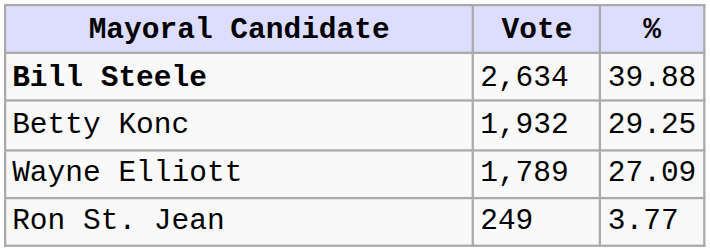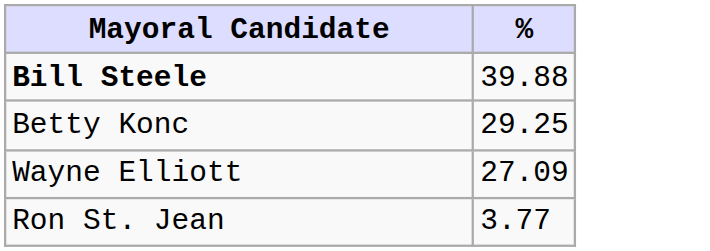- column: (537, 29)
